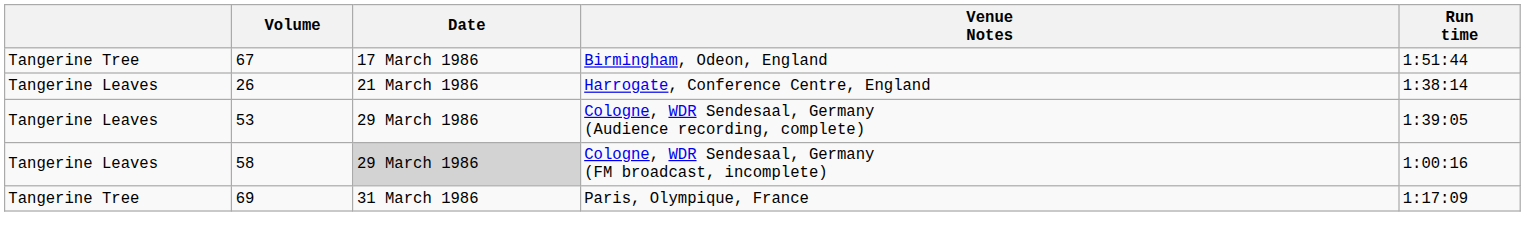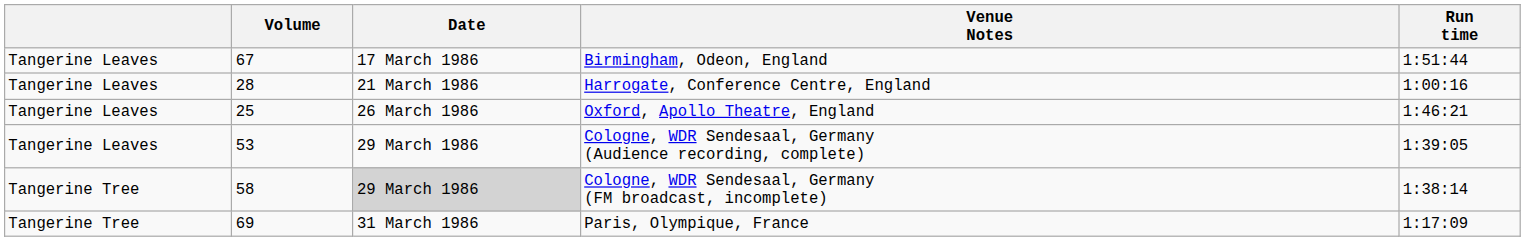(74, 61) Tangerine Tree -> (83, 61) Tangerine Leaves
(245, 86) 26 -> (245, 86) 28
(1435, 86) 1:38:14 -> (1435, 86) 1:00:16
+ row: (729, 112)
(83, 164) Tangerine Leaves -> (74, 189) Tangerine Tree
(1435, 164) 1:00:16 -> (1435, 189) 1:38:14
